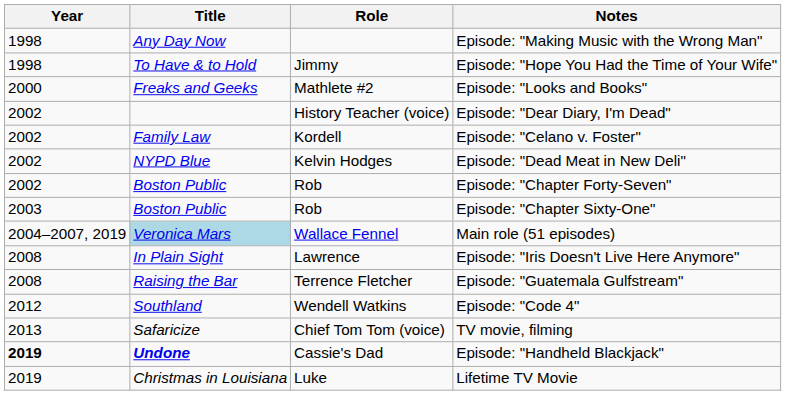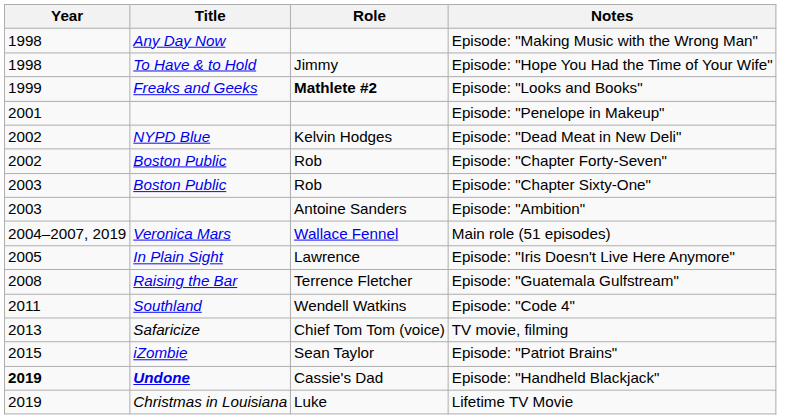(25, 88) 2000 -> (25, 88) 1999
(334, 88) normal -> (335, 88) bold
+ row: (558, 112)
- row: (563, 112)
- row: (549, 137)
+ row: (518, 209)
(182, 233) lightblue background -> (182, 233) no background
(25, 257) 2008 -> (25, 257) 2005
(25, 305) 2012 -> (24, 305) 2011
+ row: (534, 354)
